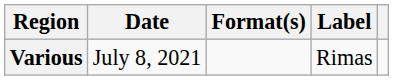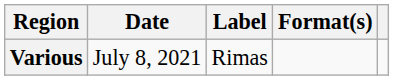columns swapped: (259, 22) <-> (344, 22)
